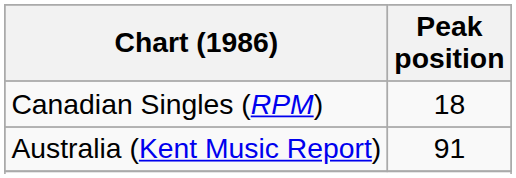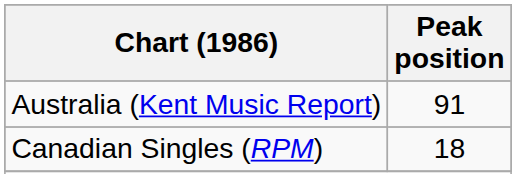rows swapped: (196, 148) <-> (167, 103)
